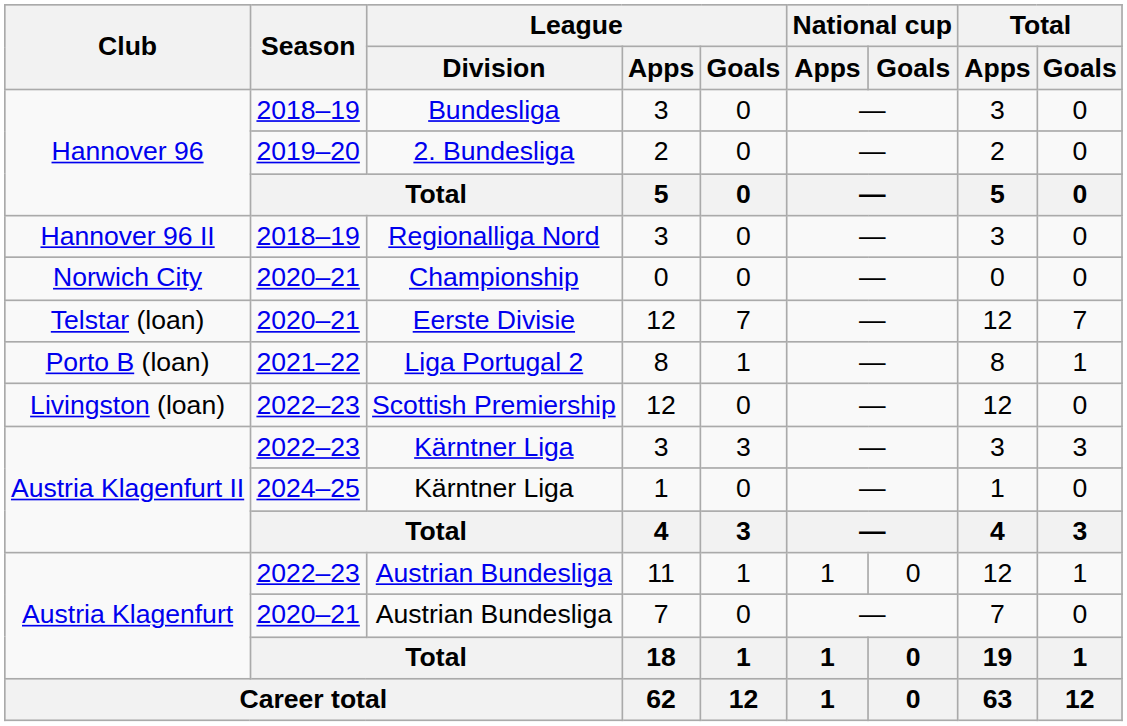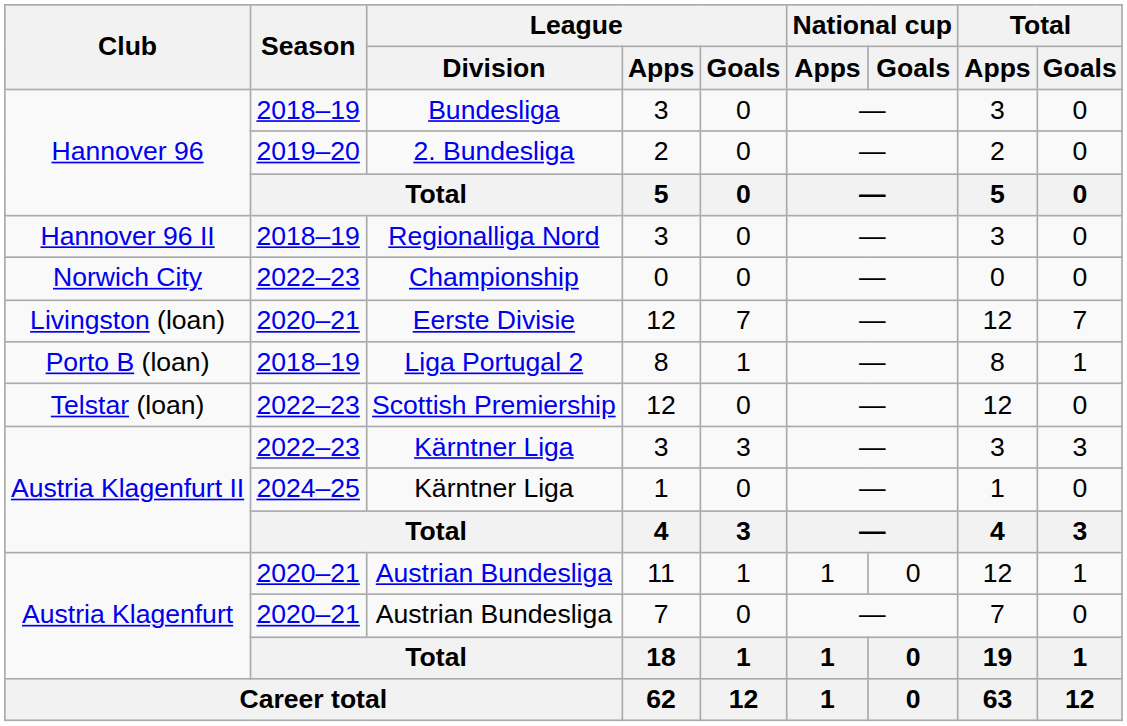(308, 278) 2020–21 -> (308, 278) 2022–23
(128, 320) Telstar (loan) -> (128, 320) Livingston (loan)
(308, 362) 2021–22 -> (308, 362) 2018–19
(128, 404) Livingston (loan) -> (128, 404) Telstar (loan)
(308, 573) 2022–23 -> (308, 573) 2020–21
